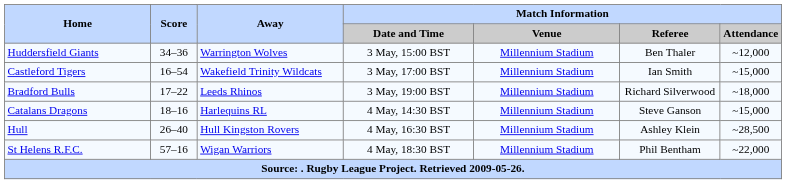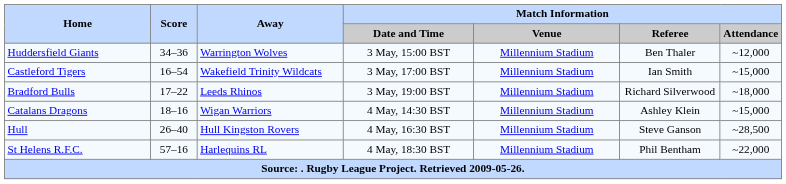(233, 110) Harlequins RL -> (236, 110) Wigan Warriors
(670, 110) Steve Ganson -> (670, 110) Ashley Klein
(670, 130) Ashley Klein -> (670, 130) Steve Ganson
(236, 149) Wigan Warriors -> (233, 149) Harlequins RL
